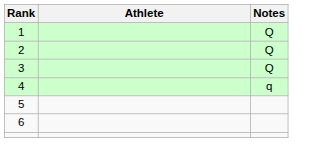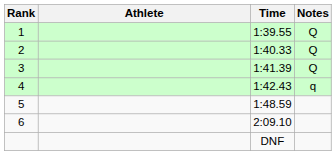+ column: (272, 13)
